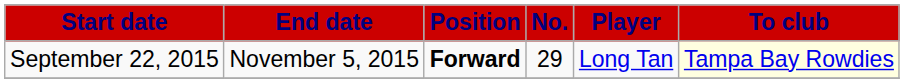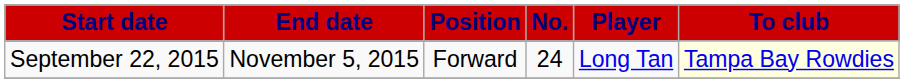(475, 59) bold -> (475, 59) normal
(550, 59) 29 -> (550, 59) 24
